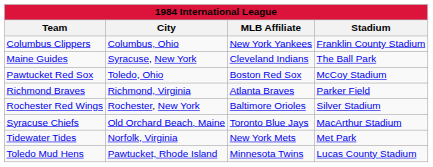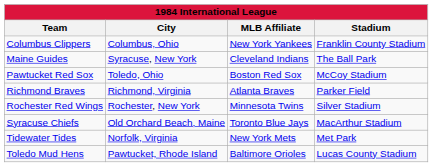(268, 106) Baltimore Orioles -> (267, 106) Minnesota Twins
(267, 153) Minnesota Twins -> (268, 153) Baltimore Orioles
